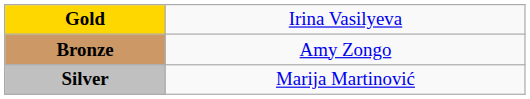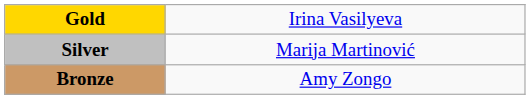rows swapped: (85, 79) <-> (85, 49)
